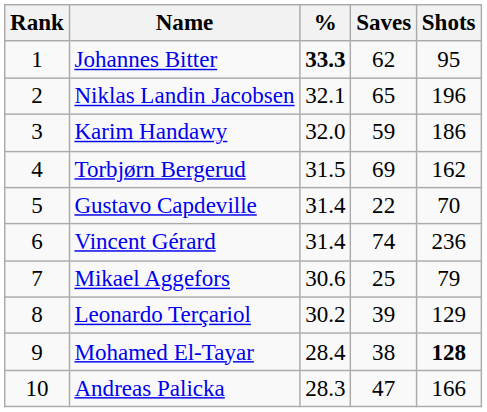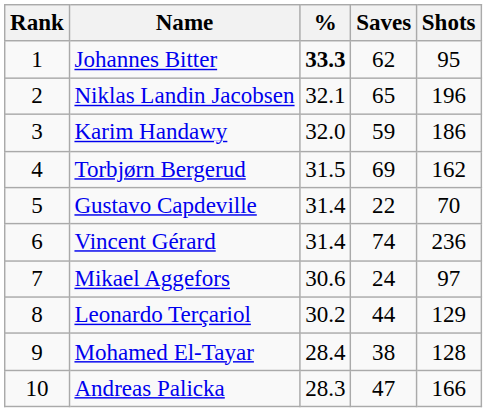(384, 278) 25 -> (384, 278) 24
(449, 278) 79 -> (449, 278) 97
(384, 315) 39 -> (384, 315) 44
(449, 351) bold -> (449, 351) normal
